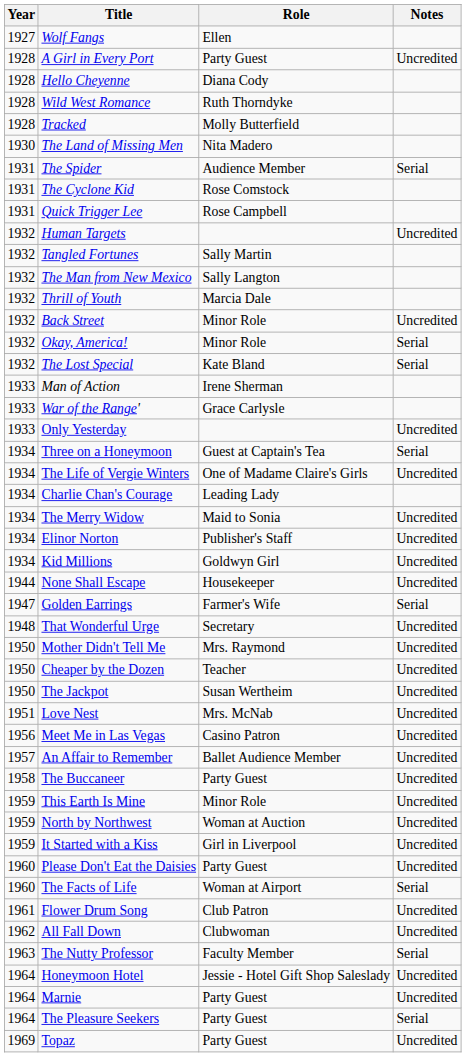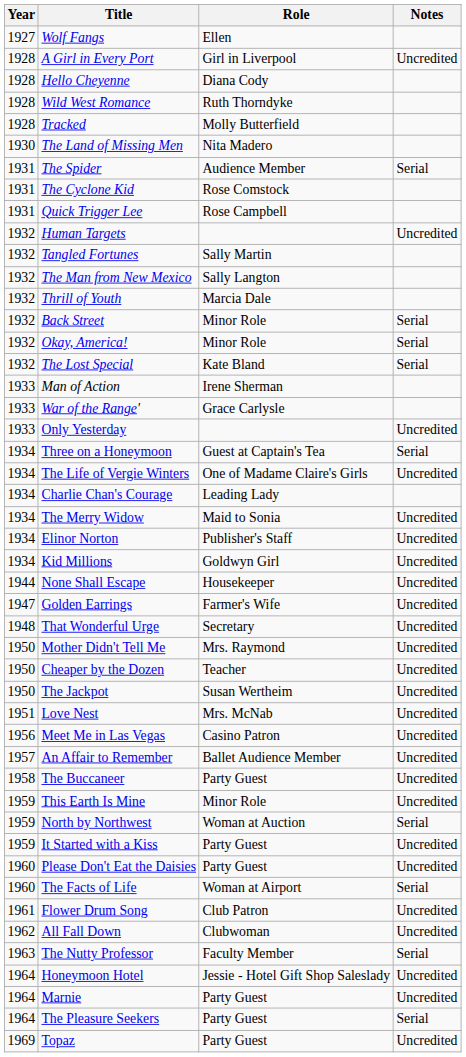(235, 59) Party Guest -> (249, 59) Girl in Liverpool
(427, 320) Uncredited -> (412, 320) Serial
(412, 604) Serial -> (427, 604) Uncredited
(427, 822) Uncredited -> (412, 822) Serial
(249, 844) Girl in Liverpool -> (235, 844) Party Guest
